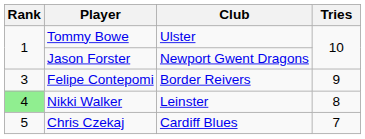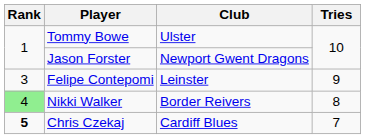(205, 79) Border Reivers -> (184, 79) Leinster
(184, 101) Leinster -> (205, 101) Border Reivers
(24, 123) normal -> (24, 123) bold
